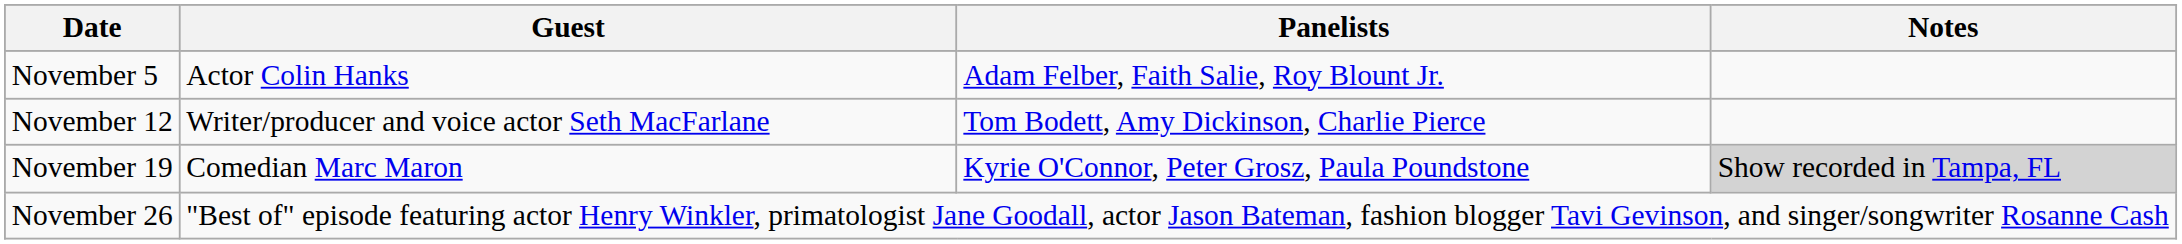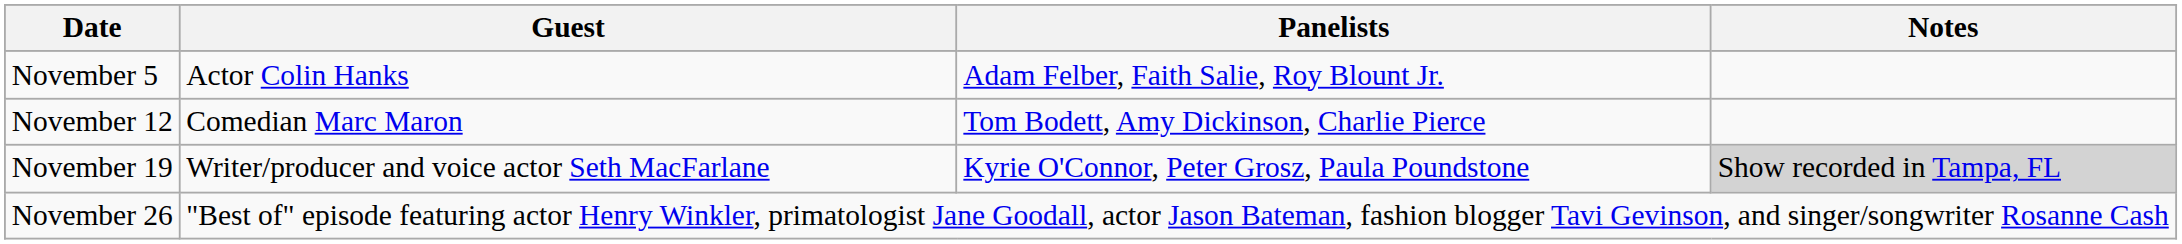(478, 121) Writer/producer and voice actor Seth MacFarlane -> (325, 121) Comedian Marc Maron
(325, 167) Comedian Marc Maron -> (478, 167) Writer/producer and voice actor Seth MacFarlane
